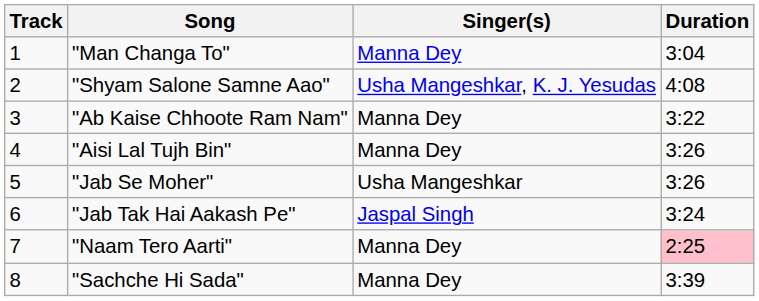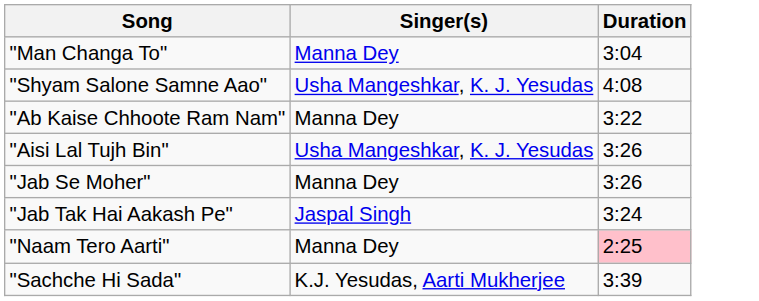- column: (36, 21)
(409, 150) Manna Dey -> (444, 150) Usha Mangeshkar, K. J. Yesudas
(440, 182) Usha Mangeshkar -> (347, 182) Manna Dey
(409, 279) Manna Dey -> (430, 279) K.J. Yesudas, Aarti Mukherjee
